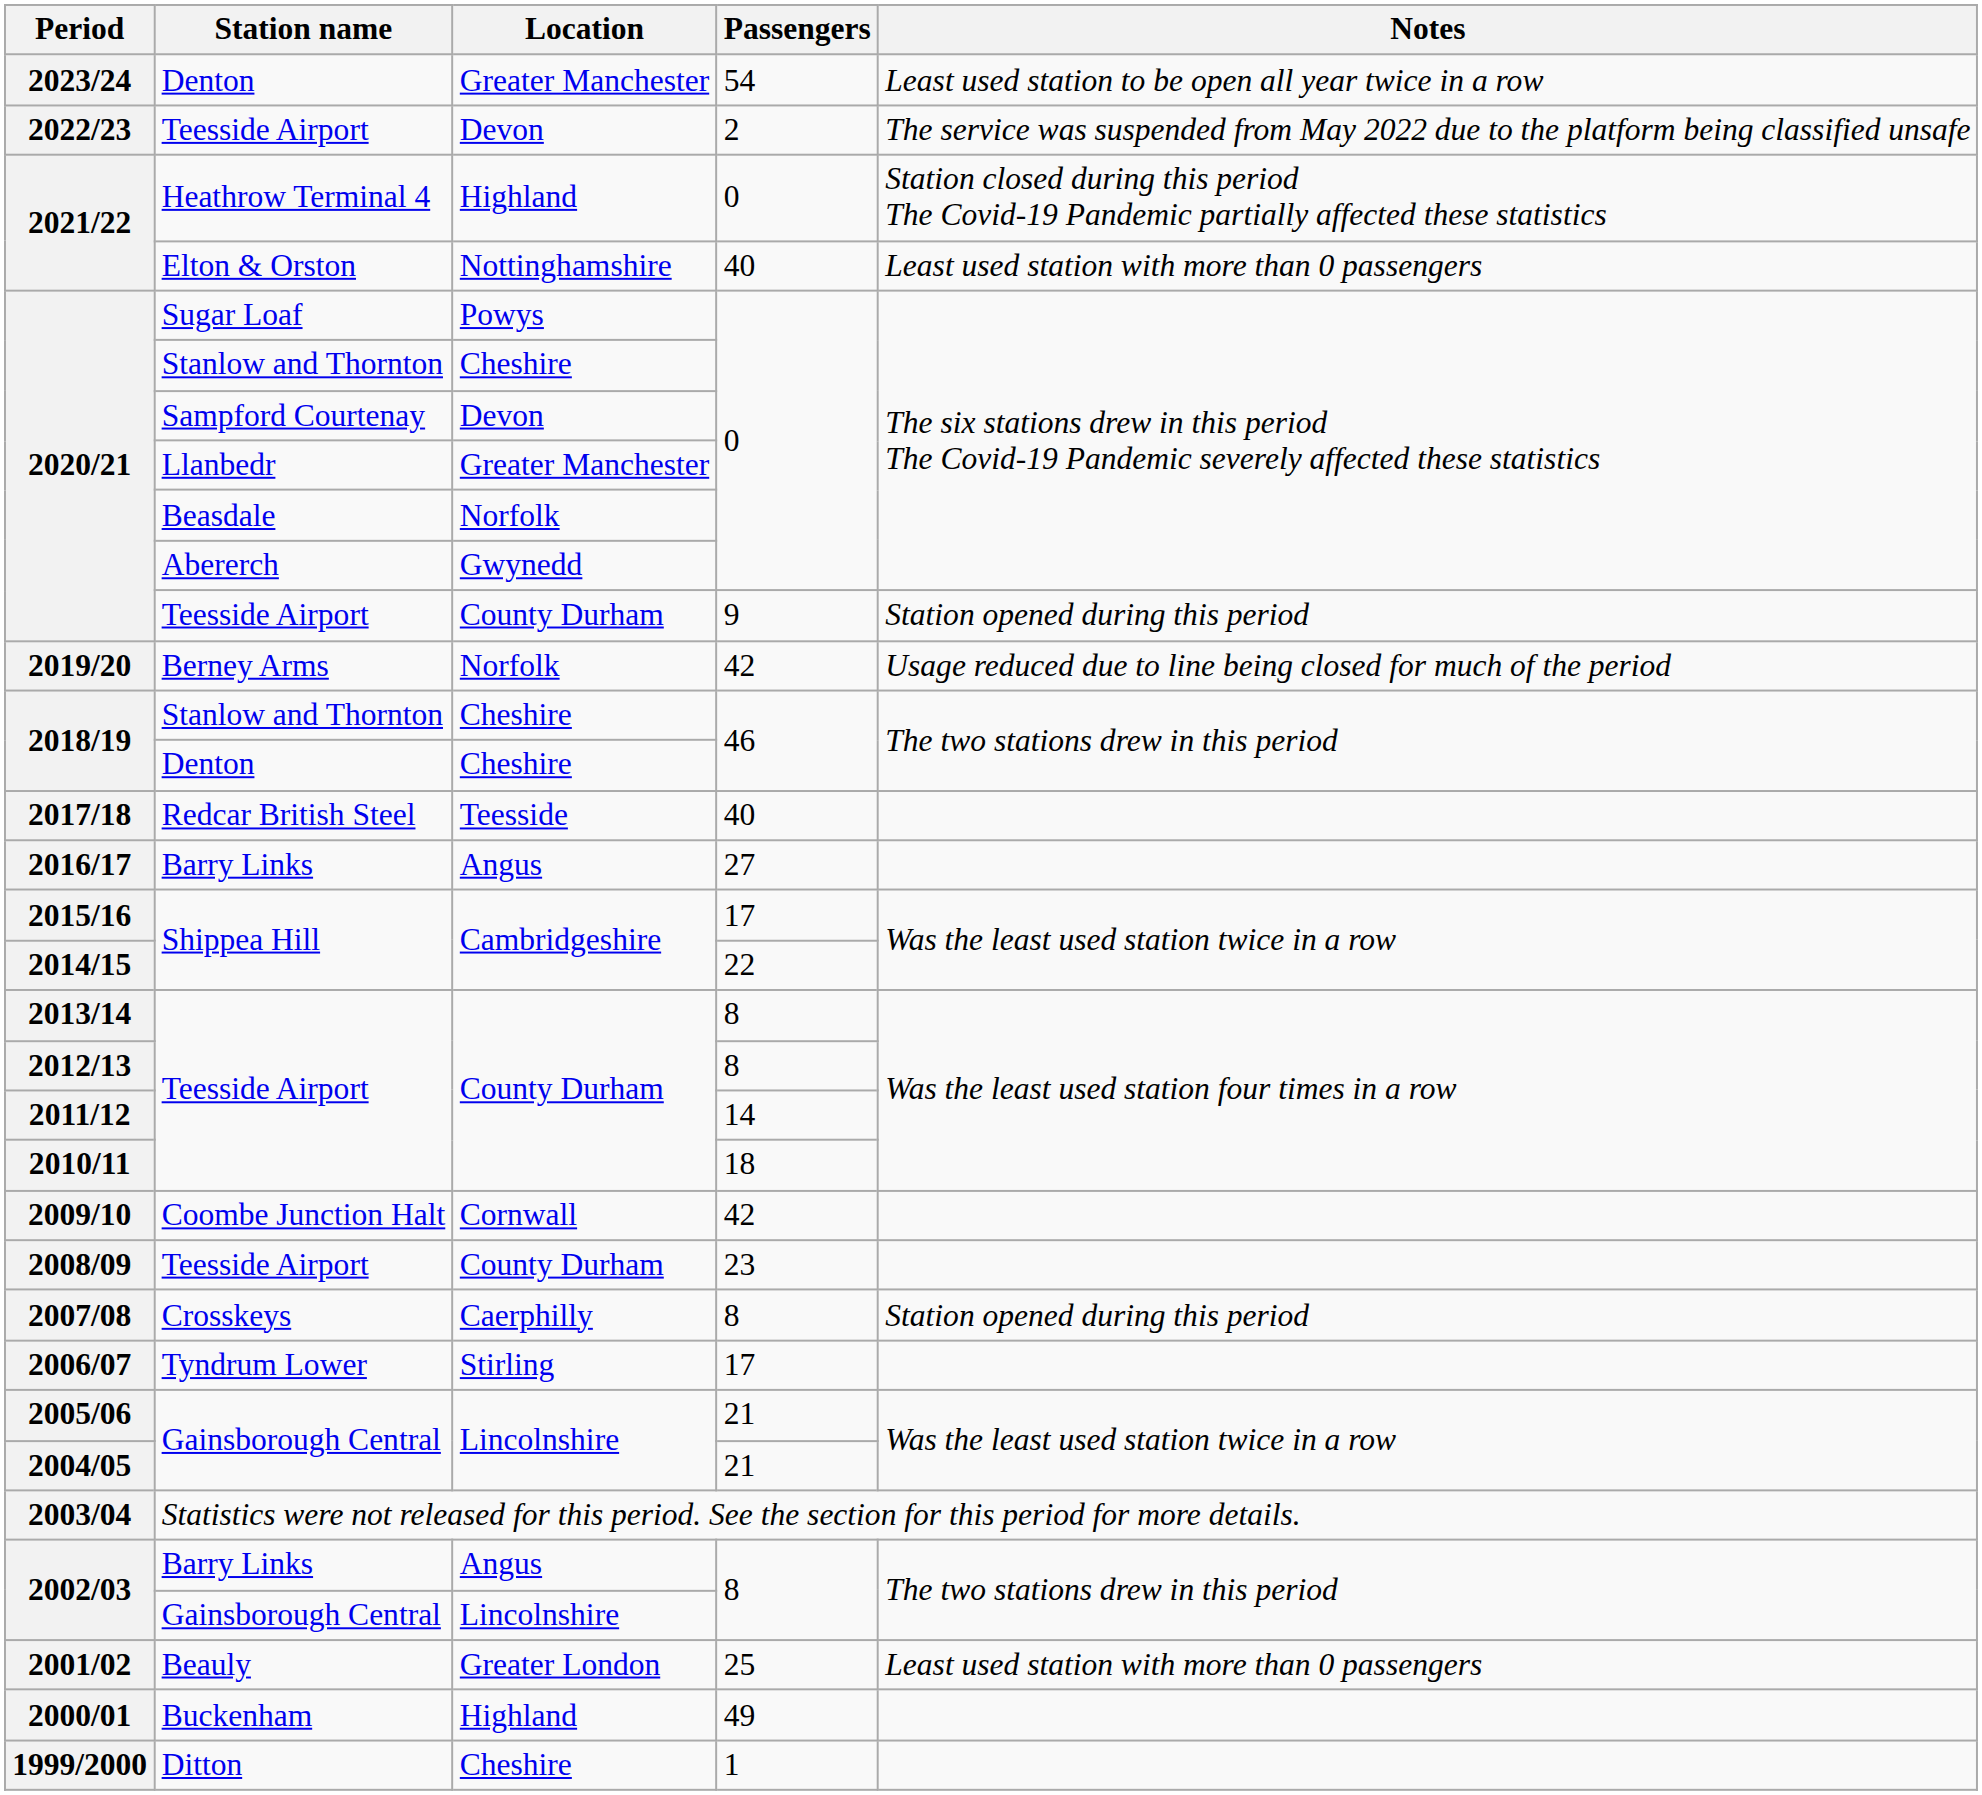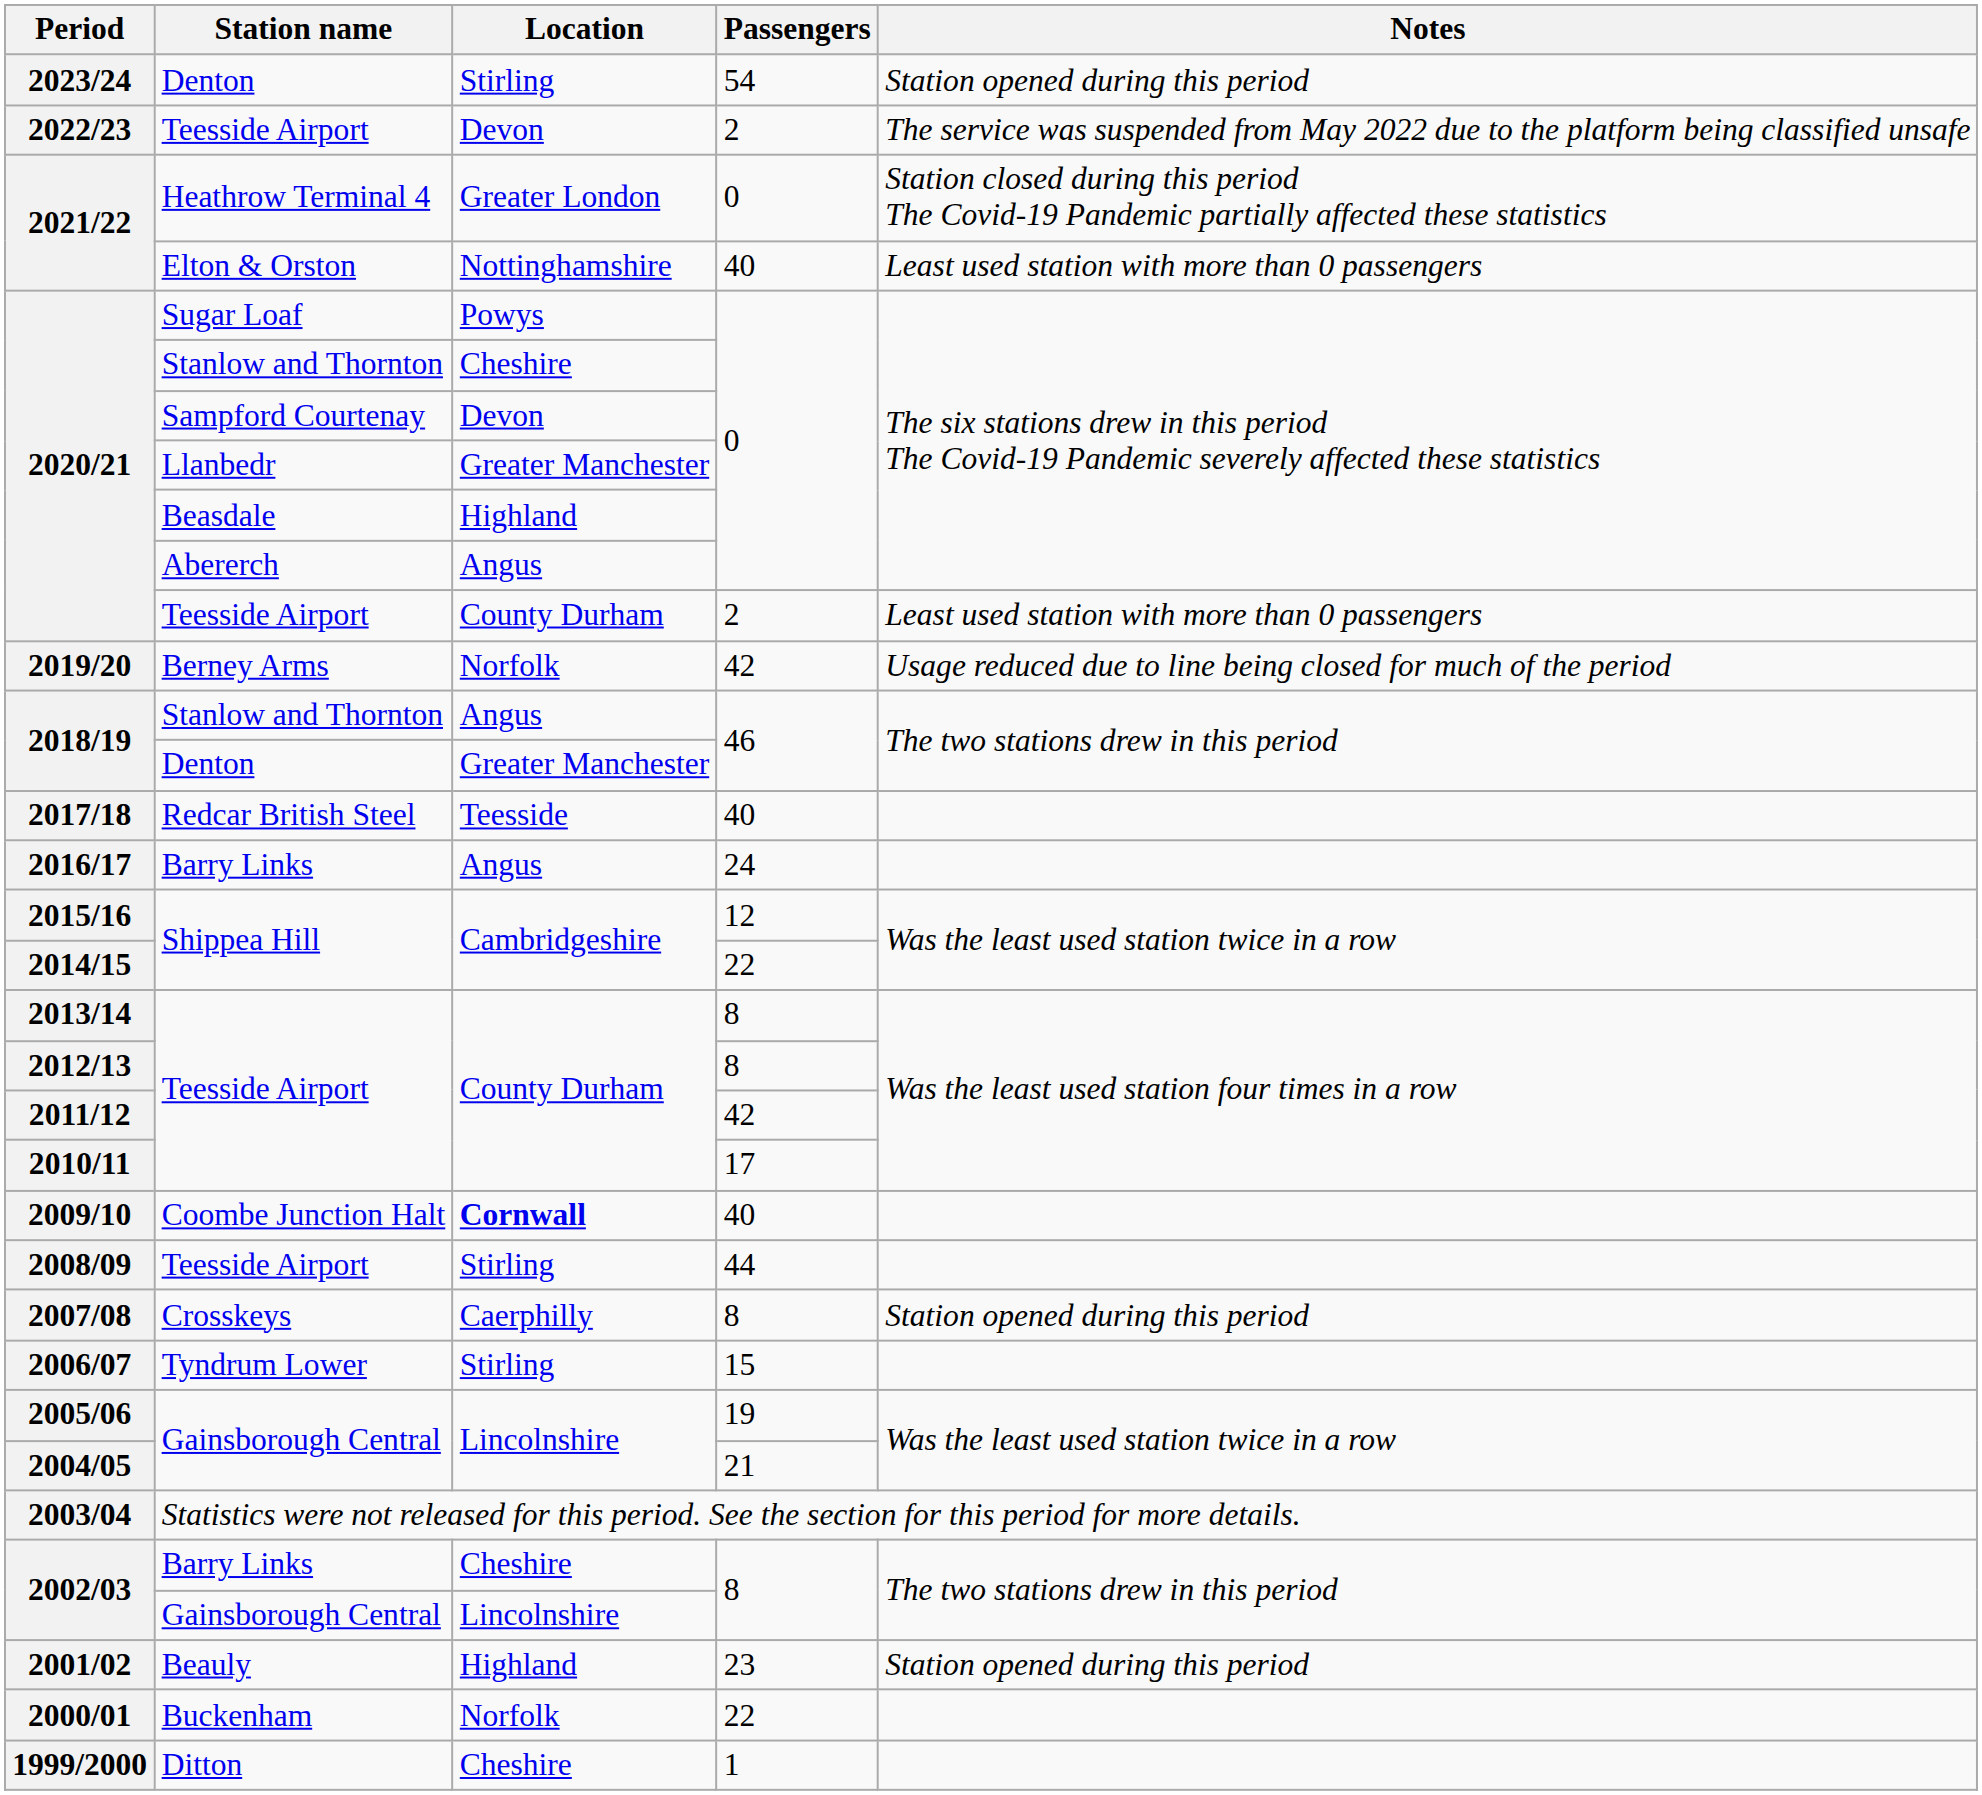(585, 79) Greater Manchester -> (507, 79) Stirling
(1214, 79) Least used station to be open all year twice in a row -> (1097, 79) Station opened during this period
(518, 197) Highland -> (560, 197) Greater London
(510, 514) Norfolk -> (518, 514) Highland
(521, 564) Gwynedd -> (501, 564) Angus
(732, 614) 9 -> (732, 614) 2
(1097, 614) Station opened during this period -> (1184, 614) Least used station with more than 0 passengers
(516, 714) Cheshire -> (501, 714) Angus
(516, 764) Cheshire -> (585, 764) Greater Manchester
(739, 864) 27 -> (739, 864) 24
(739, 914) 17 -> (739, 914) 12
(739, 1114) 14 -> (739, 1114) 42
(739, 1164) 18 -> (739, 1164) 17
(518, 1214) normal -> (523, 1214) bold
(739, 1214) 42 -> (739, 1214) 40
(562, 1264) County Durham -> (507, 1264) Stirling
(739, 1264) 23 -> (739, 1264) 44
(739, 1364) 17 -> (739, 1364) 15
(739, 1414) 21 -> (739, 1414) 19
(501, 1564) Angus -> (516, 1564) Cheshire
(560, 1664) Greater London -> (518, 1664) Highland
(739, 1664) 25 -> (739, 1664) 23
(1184, 1664) Least used station with more than 0 passengers -> (1097, 1664) Station opened during this period
(518, 1714) Highland -> (510, 1714) Norfolk
(739, 1714) 49 -> (739, 1714) 22
